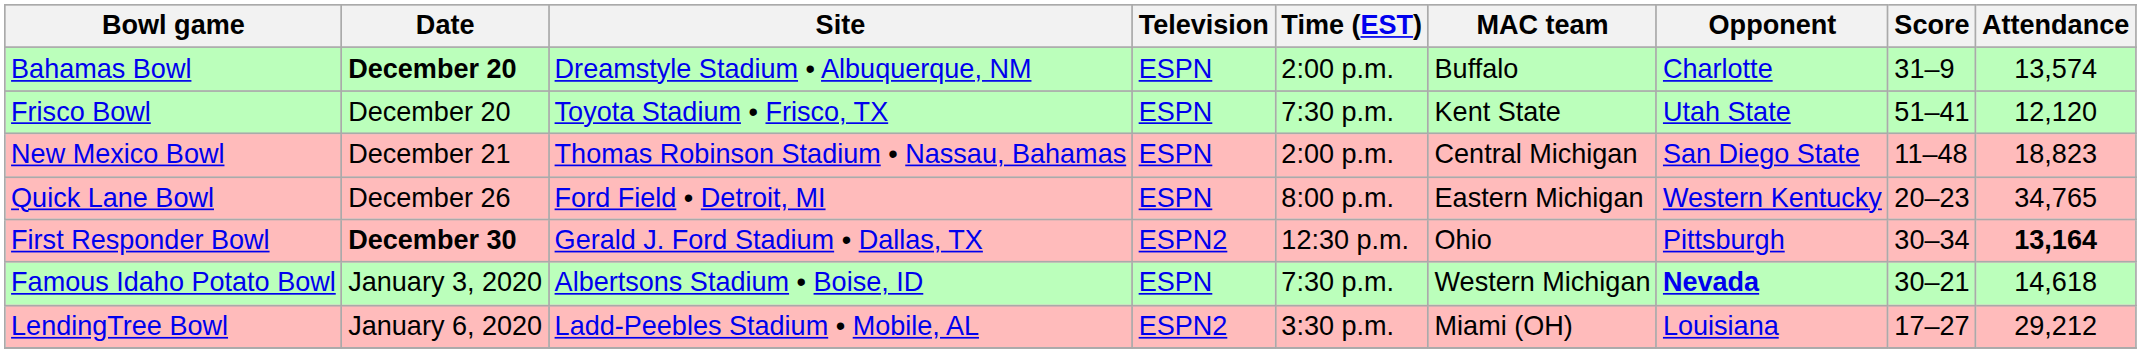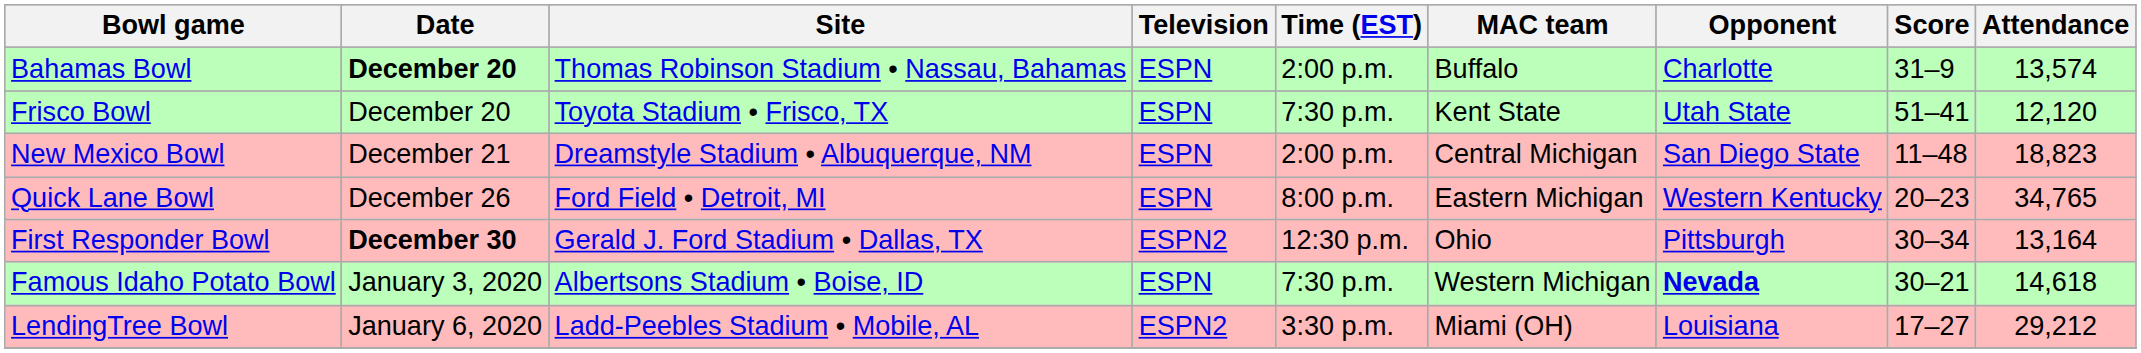(793, 68) Dreamstyle Stadium • Albuquerque, NM -> (840, 68) Thomas Robinson Stadium • Nassau, Bahamas
(840, 154) Thomas Robinson Stadium • Nassau, Bahamas -> (793, 154) Dreamstyle Stadium • Albuquerque, NM
(2056, 240) bold -> (2056, 240) normal
